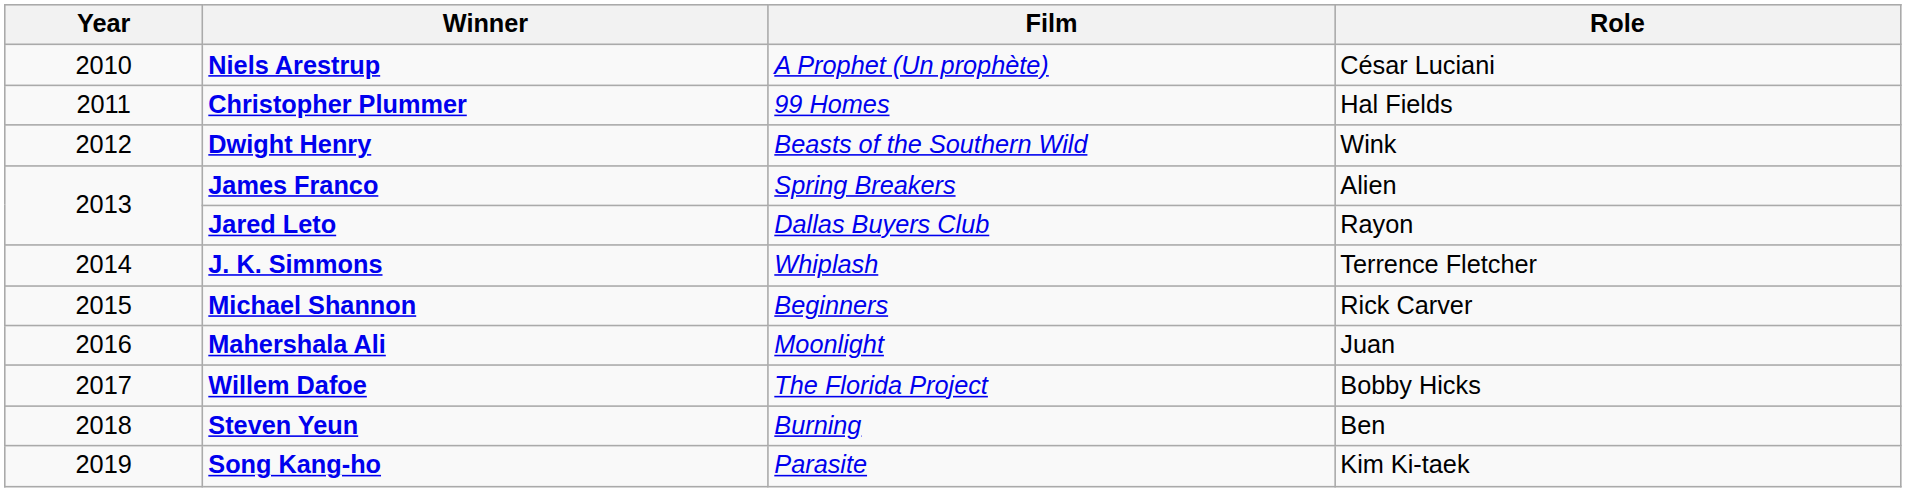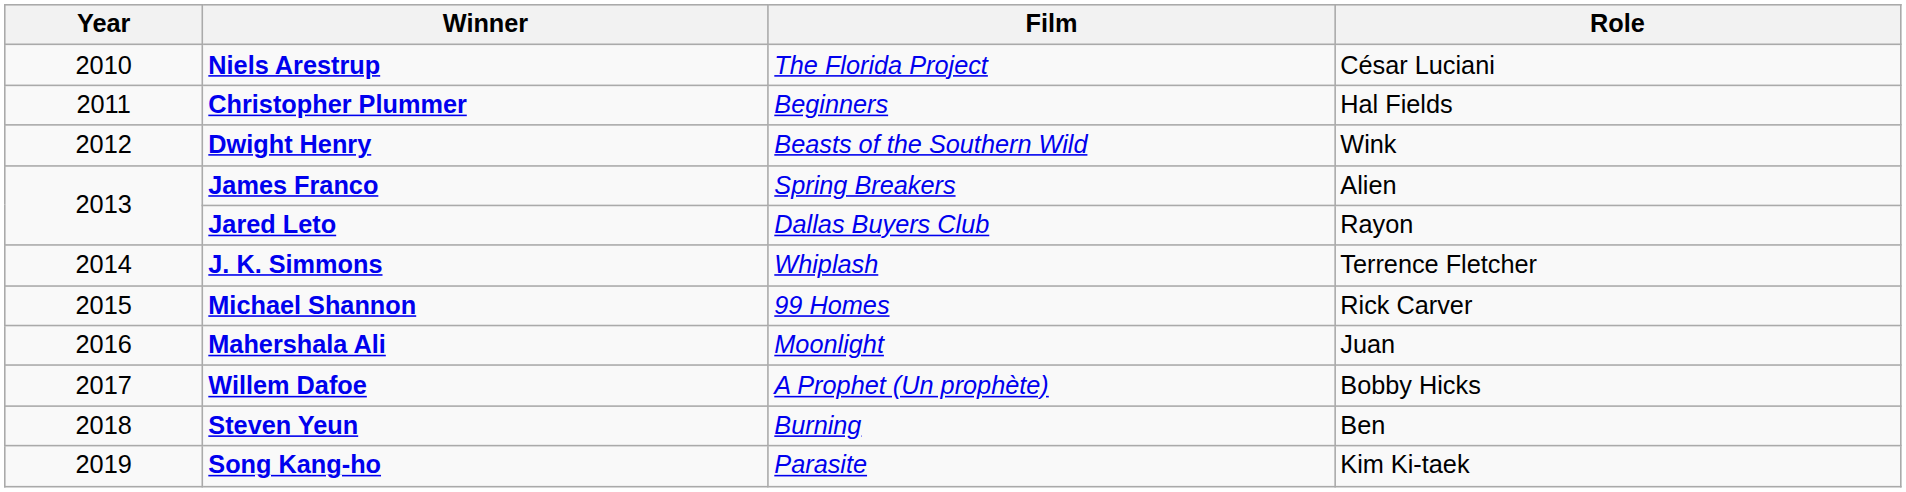(912, 64) A Prophet (Un prophète) -> (881, 64) The Florida Project
(832, 104) 99 Homes -> (831, 104) Beginners
(831, 305) Beginners -> (832, 305) 99 Homes
(881, 385) The Florida Project -> (912, 385) A Prophet (Un prophète)
